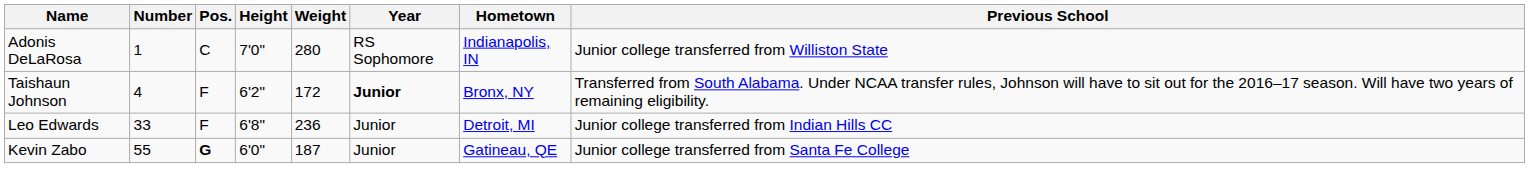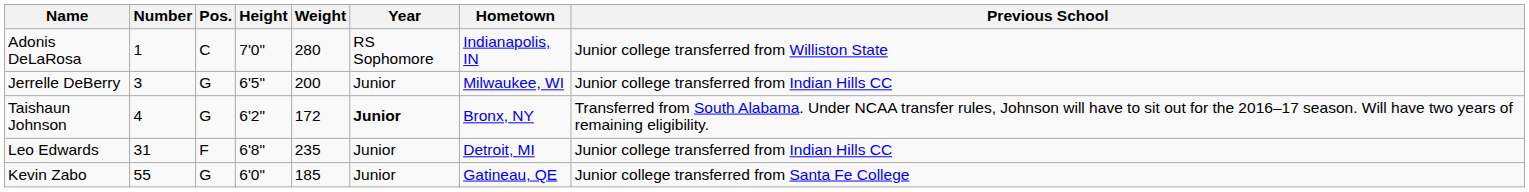+ row: (64, 83)
(204, 92) F -> (205, 116) G
(142, 125) 33 -> (142, 150) 31
(308, 125) 236 -> (308, 150) 235
(205, 150) bold -> (205, 174) normal
(308, 150) 187 -> (308, 174) 185
